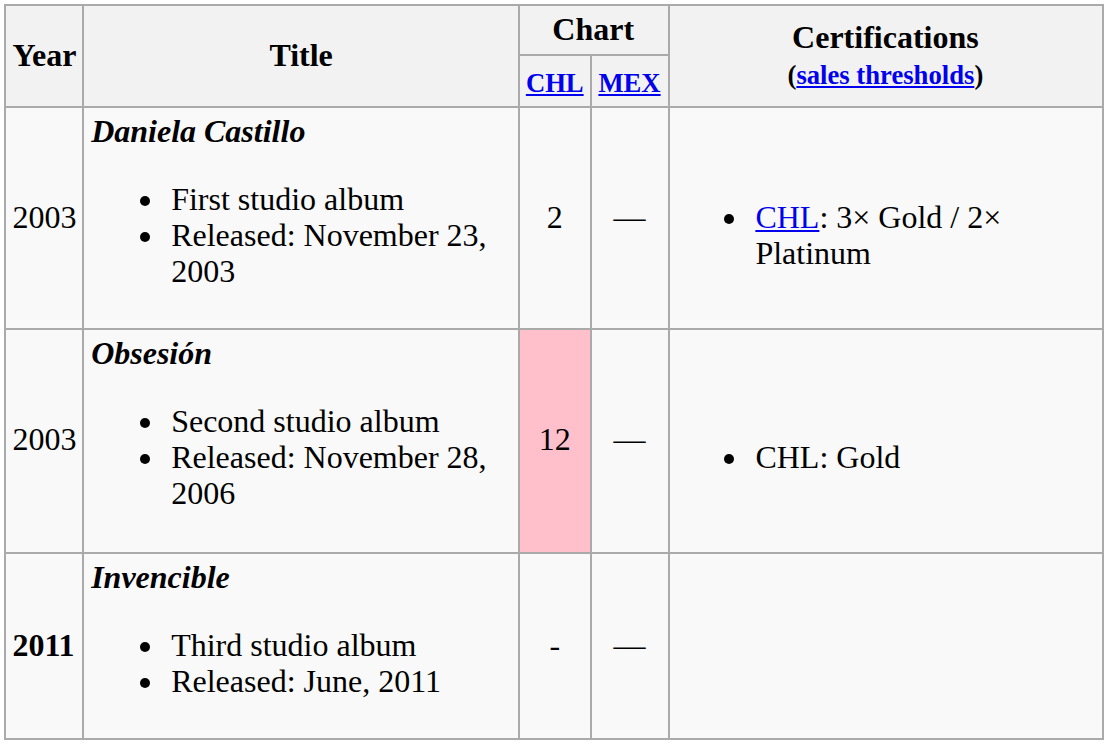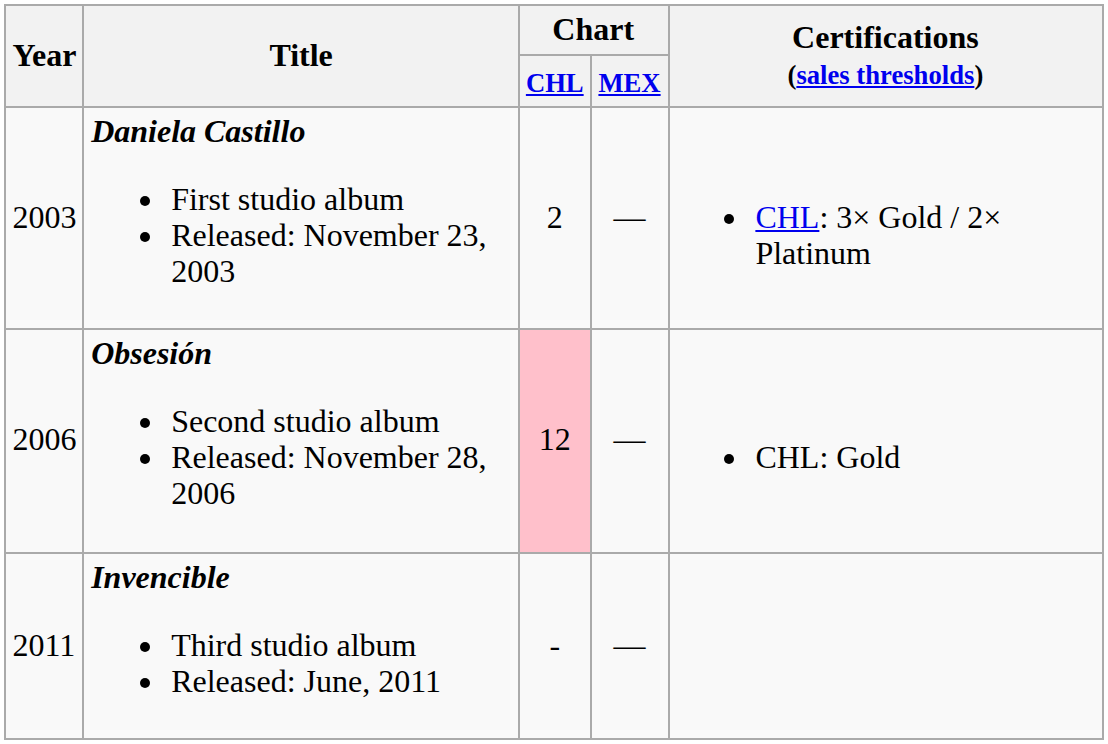(44, 440) 2003 -> (44, 440) 2006
(44, 644) bold -> (44, 644) normal
